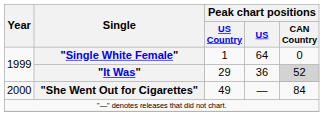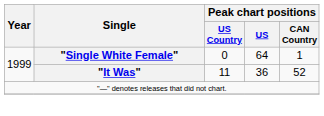(224, 55) 1 -> (224, 55) 0
(299, 55) 0 -> (299, 55) 1
(224, 73) 29 -> (224, 73) 11
(299, 73) lightgrey background -> (299, 73) no background
- row: (119, 90)
